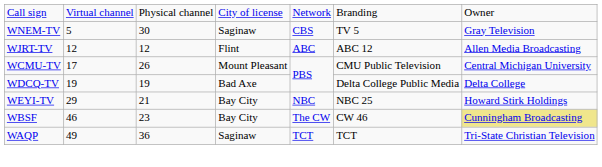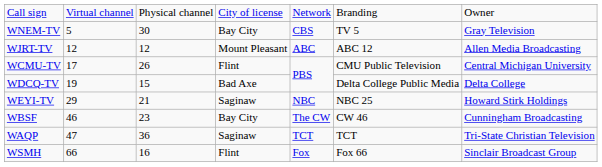(237, 30) Saginaw -> (238, 30) Bay City
(229, 48) Flint -> (253, 48) Mount Pleasant
(253, 65) Mount Pleasant -> (229, 65) Flint
(144, 83) 19 -> (144, 83) 15
(238, 100) Bay City -> (237, 100) Saginaw
(523, 118) khaki background -> (523, 118) no background
(71, 135) 49 -> (71, 135) 47
+ row: (24, 153)
